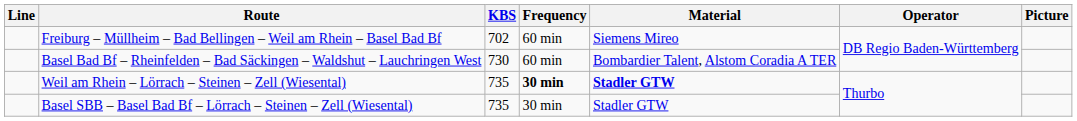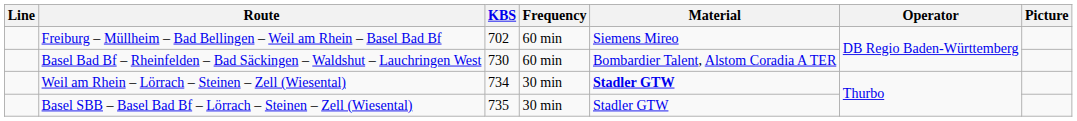(499, 82) 735 -> (499, 82) 734
(543, 82) bold -> (542, 82) normal
